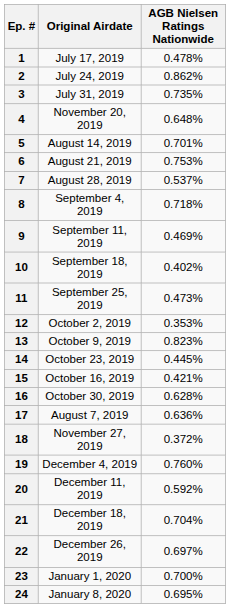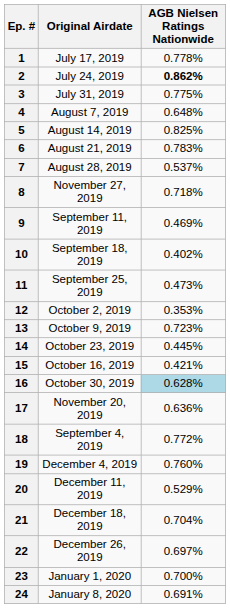(183, 57) 0.478% -> (183, 57) 0.778%
(183, 76) normal -> (183, 76) bold
(183, 94) 0.735% -> (183, 94) 0.775%
(90, 119) November 20, 2019 -> (90, 112) August 7, 2019
(183, 143) 0.701% -> (183, 130) 0.825%
(183, 162) 0.753% -> (183, 149) 0.783%
(90, 205) September 4, 2019 -> (90, 192) November 27, 2019
(183, 341) 0.823% -> (183, 328) 0.723%
(183, 396) no background -> (183, 383) lightblue background
(90, 414) August 7, 2019 -> (90, 408) November 20, 2019
(90, 439) November 27, 2019 -> (90, 439) September 4, 2019
(183, 439) 0.372% -> (183, 439) 0.772%
(183, 489) 0.592% -> (183, 489) 0.529%
(183, 594) 0.695% -> (183, 594) 0.691%
